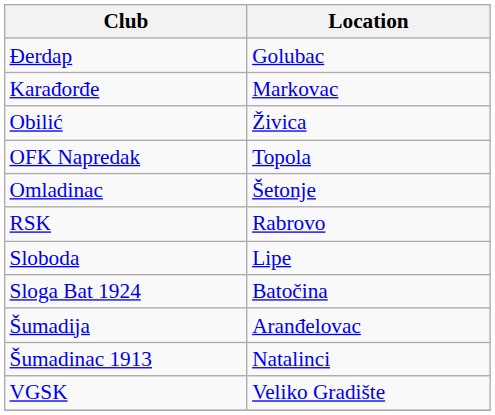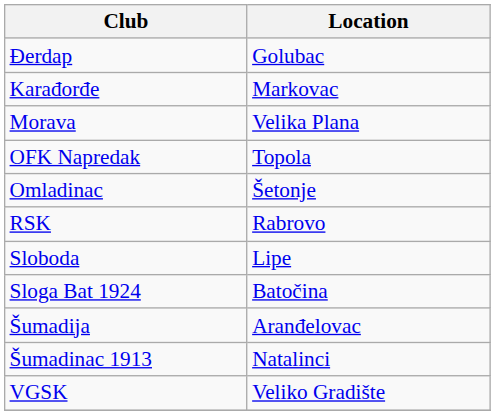+ row: (43, 122)
- row: (36, 122)
